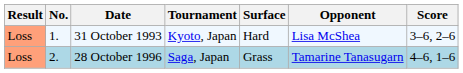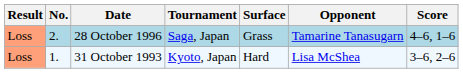rows swapped: (118, 35) <-> (118, 56)
